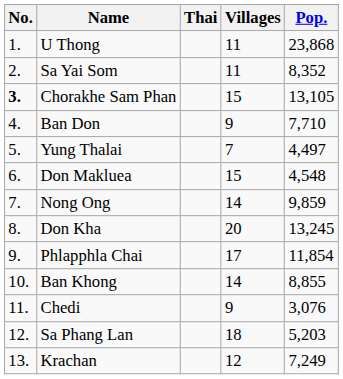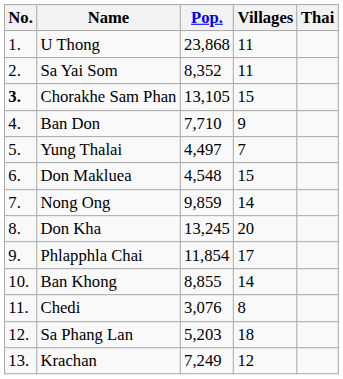columns swapped: (201, 17) <-> (311, 17)
(229, 307) 9 -> (242, 307) 8
